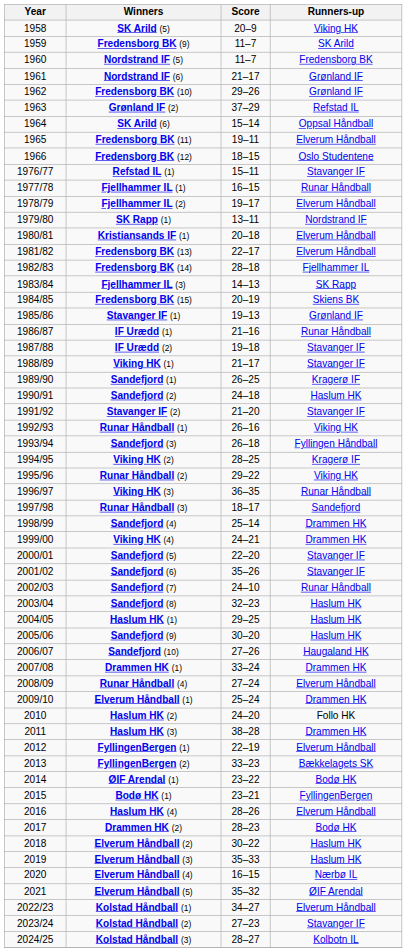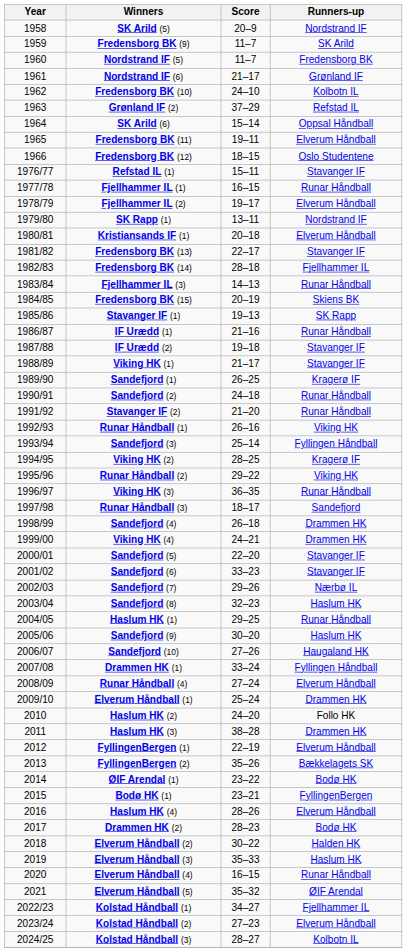(336, 28) Viking HK -> (336, 28) Nordstrand IF
(245, 92) 29–26 -> (245, 92) 24–10
(336, 92) Grønland IF -> (336, 92) Kolbotn IL
(336, 252) Elverum Håndball -> (336, 252) Stavanger IF
(336, 284) SK Rapp -> (336, 284) Runar Håndball
(336, 316) Grønland IF -> (336, 316) SK Rapp
(336, 396) Haslum HK -> (336, 396) Runar Håndball
(336, 412) Stavanger IF -> (336, 412) Runar Håndball
(245, 444) 26–18 -> (245, 444) 25–14
(245, 524) 25–14 -> (245, 524) 26–18
(245, 572) 35–26 -> (245, 572) 33–23
(245, 587) 24–10 -> (245, 587) 29–26
(336, 587) Runar Håndball -> (336, 587) Nærbø IL
(336, 619) Haslum HK -> (336, 619) Runar Håndball
(336, 667) Drammen HK -> (336, 667) Fyllingen Håndball
(245, 763) 33–23 -> (245, 763) 35–26
(336, 843) Haslum HK -> (336, 843) Halden HK
(336, 875) Nærbø IL -> (336, 875) Runar Håndball
(336, 907) Elverum Håndball -> (336, 907) Fjellhammer IL
(336, 923) Stavanger IF -> (336, 923) Elverum Håndball
